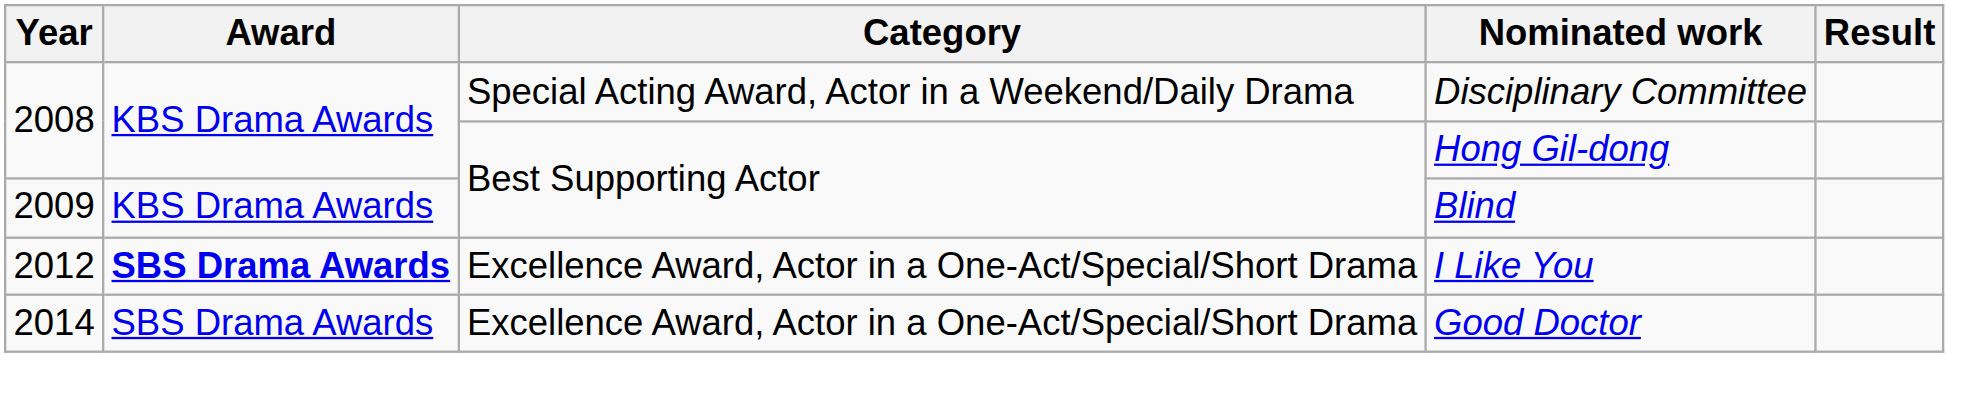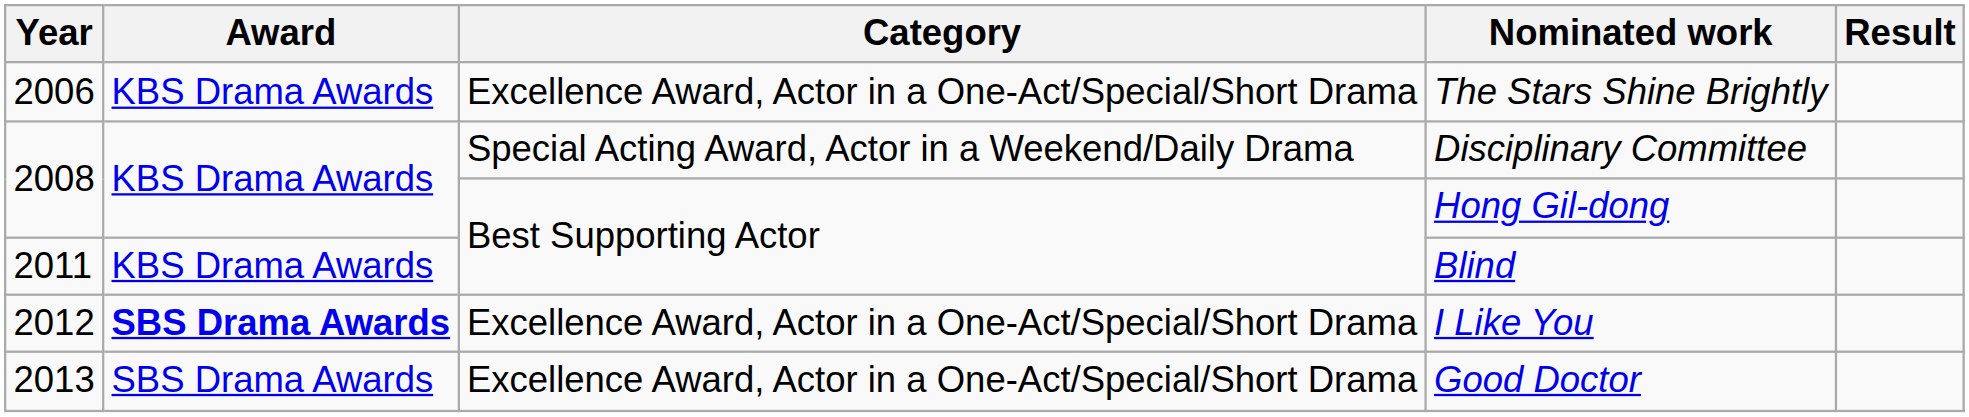+ row: (1631, 91)
(54, 206) 2009 -> (53, 264) 2011
(54, 322) 2014 -> (54, 380) 2013
